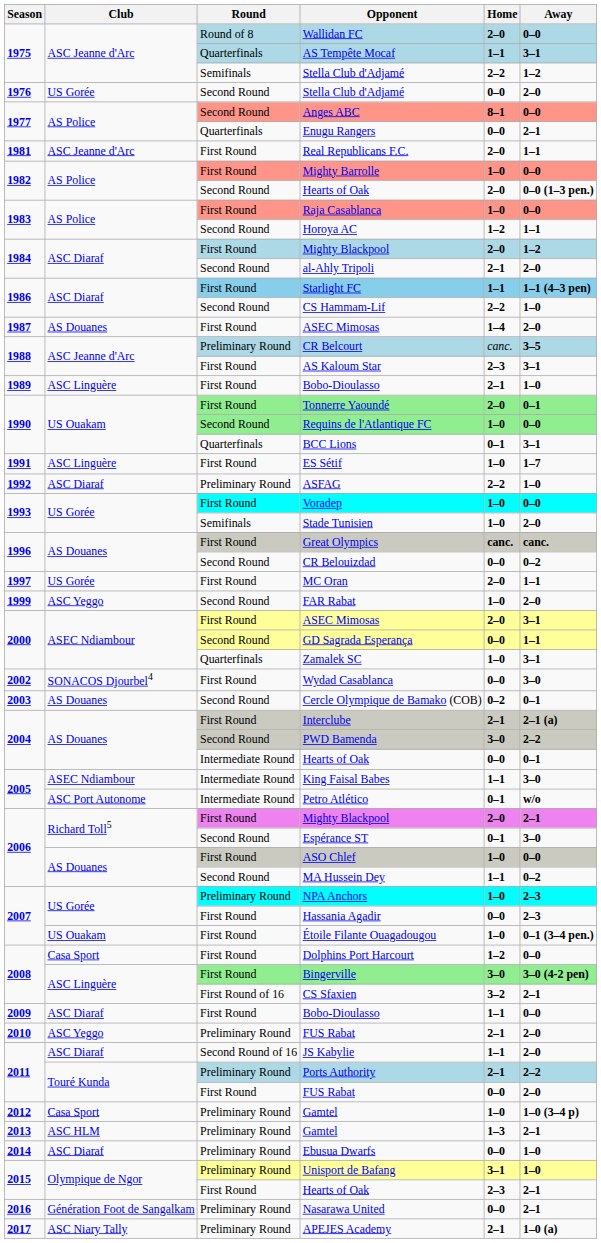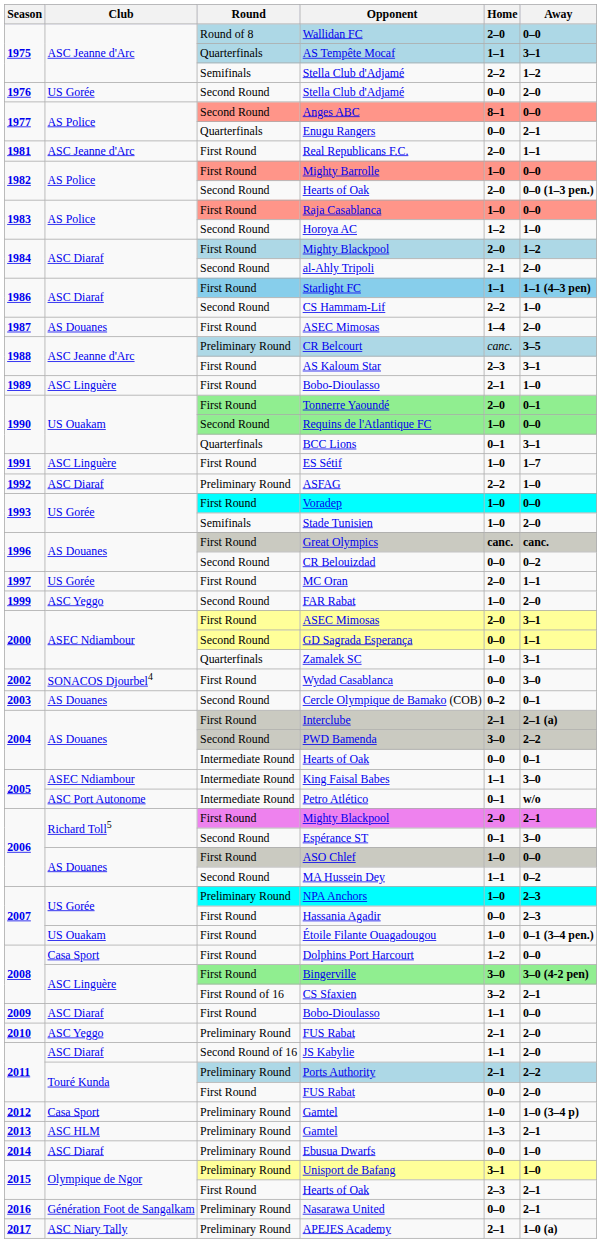(532, 229) 1–1 -> (532, 229) 1–0
